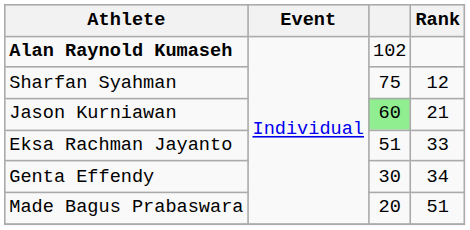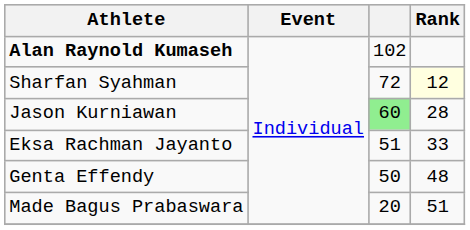(390, 83) 75 -> (390, 83) 72
(438, 83) no background -> (438, 83) lightyellow background
(438, 114) 21 -> (438, 114) 28
(390, 176) 30 -> (390, 176) 50
(438, 176) 34 -> (438, 176) 48
